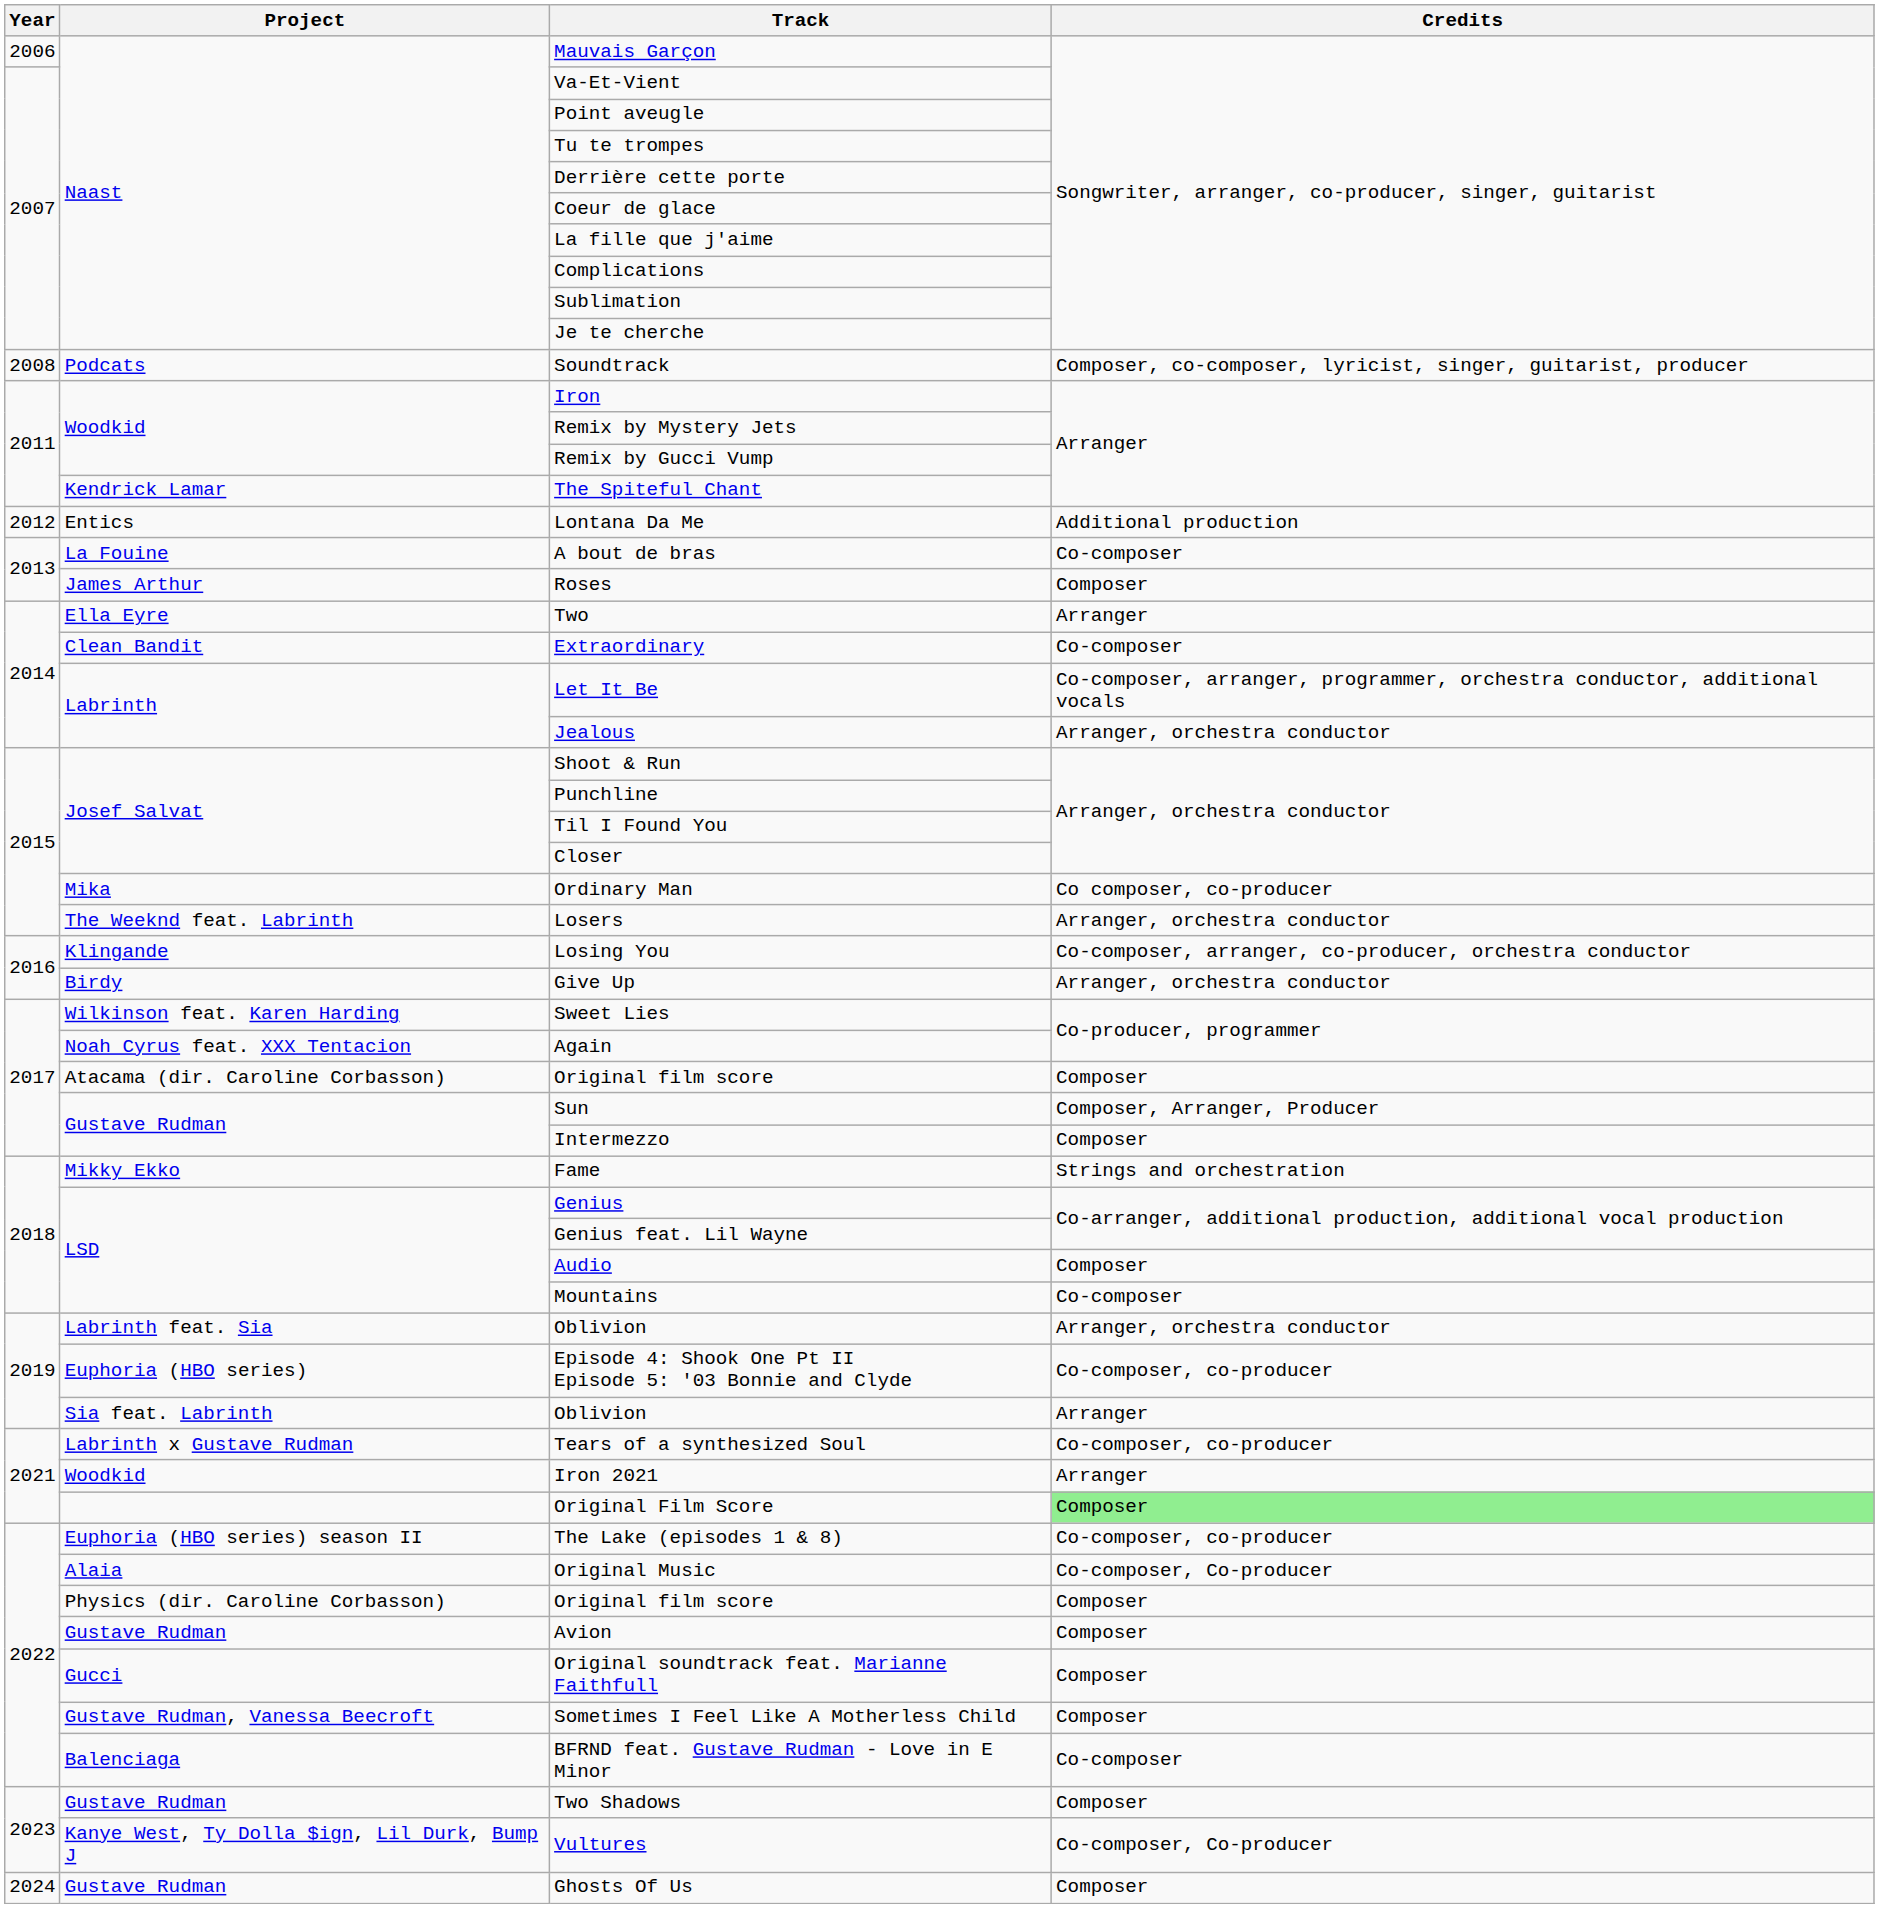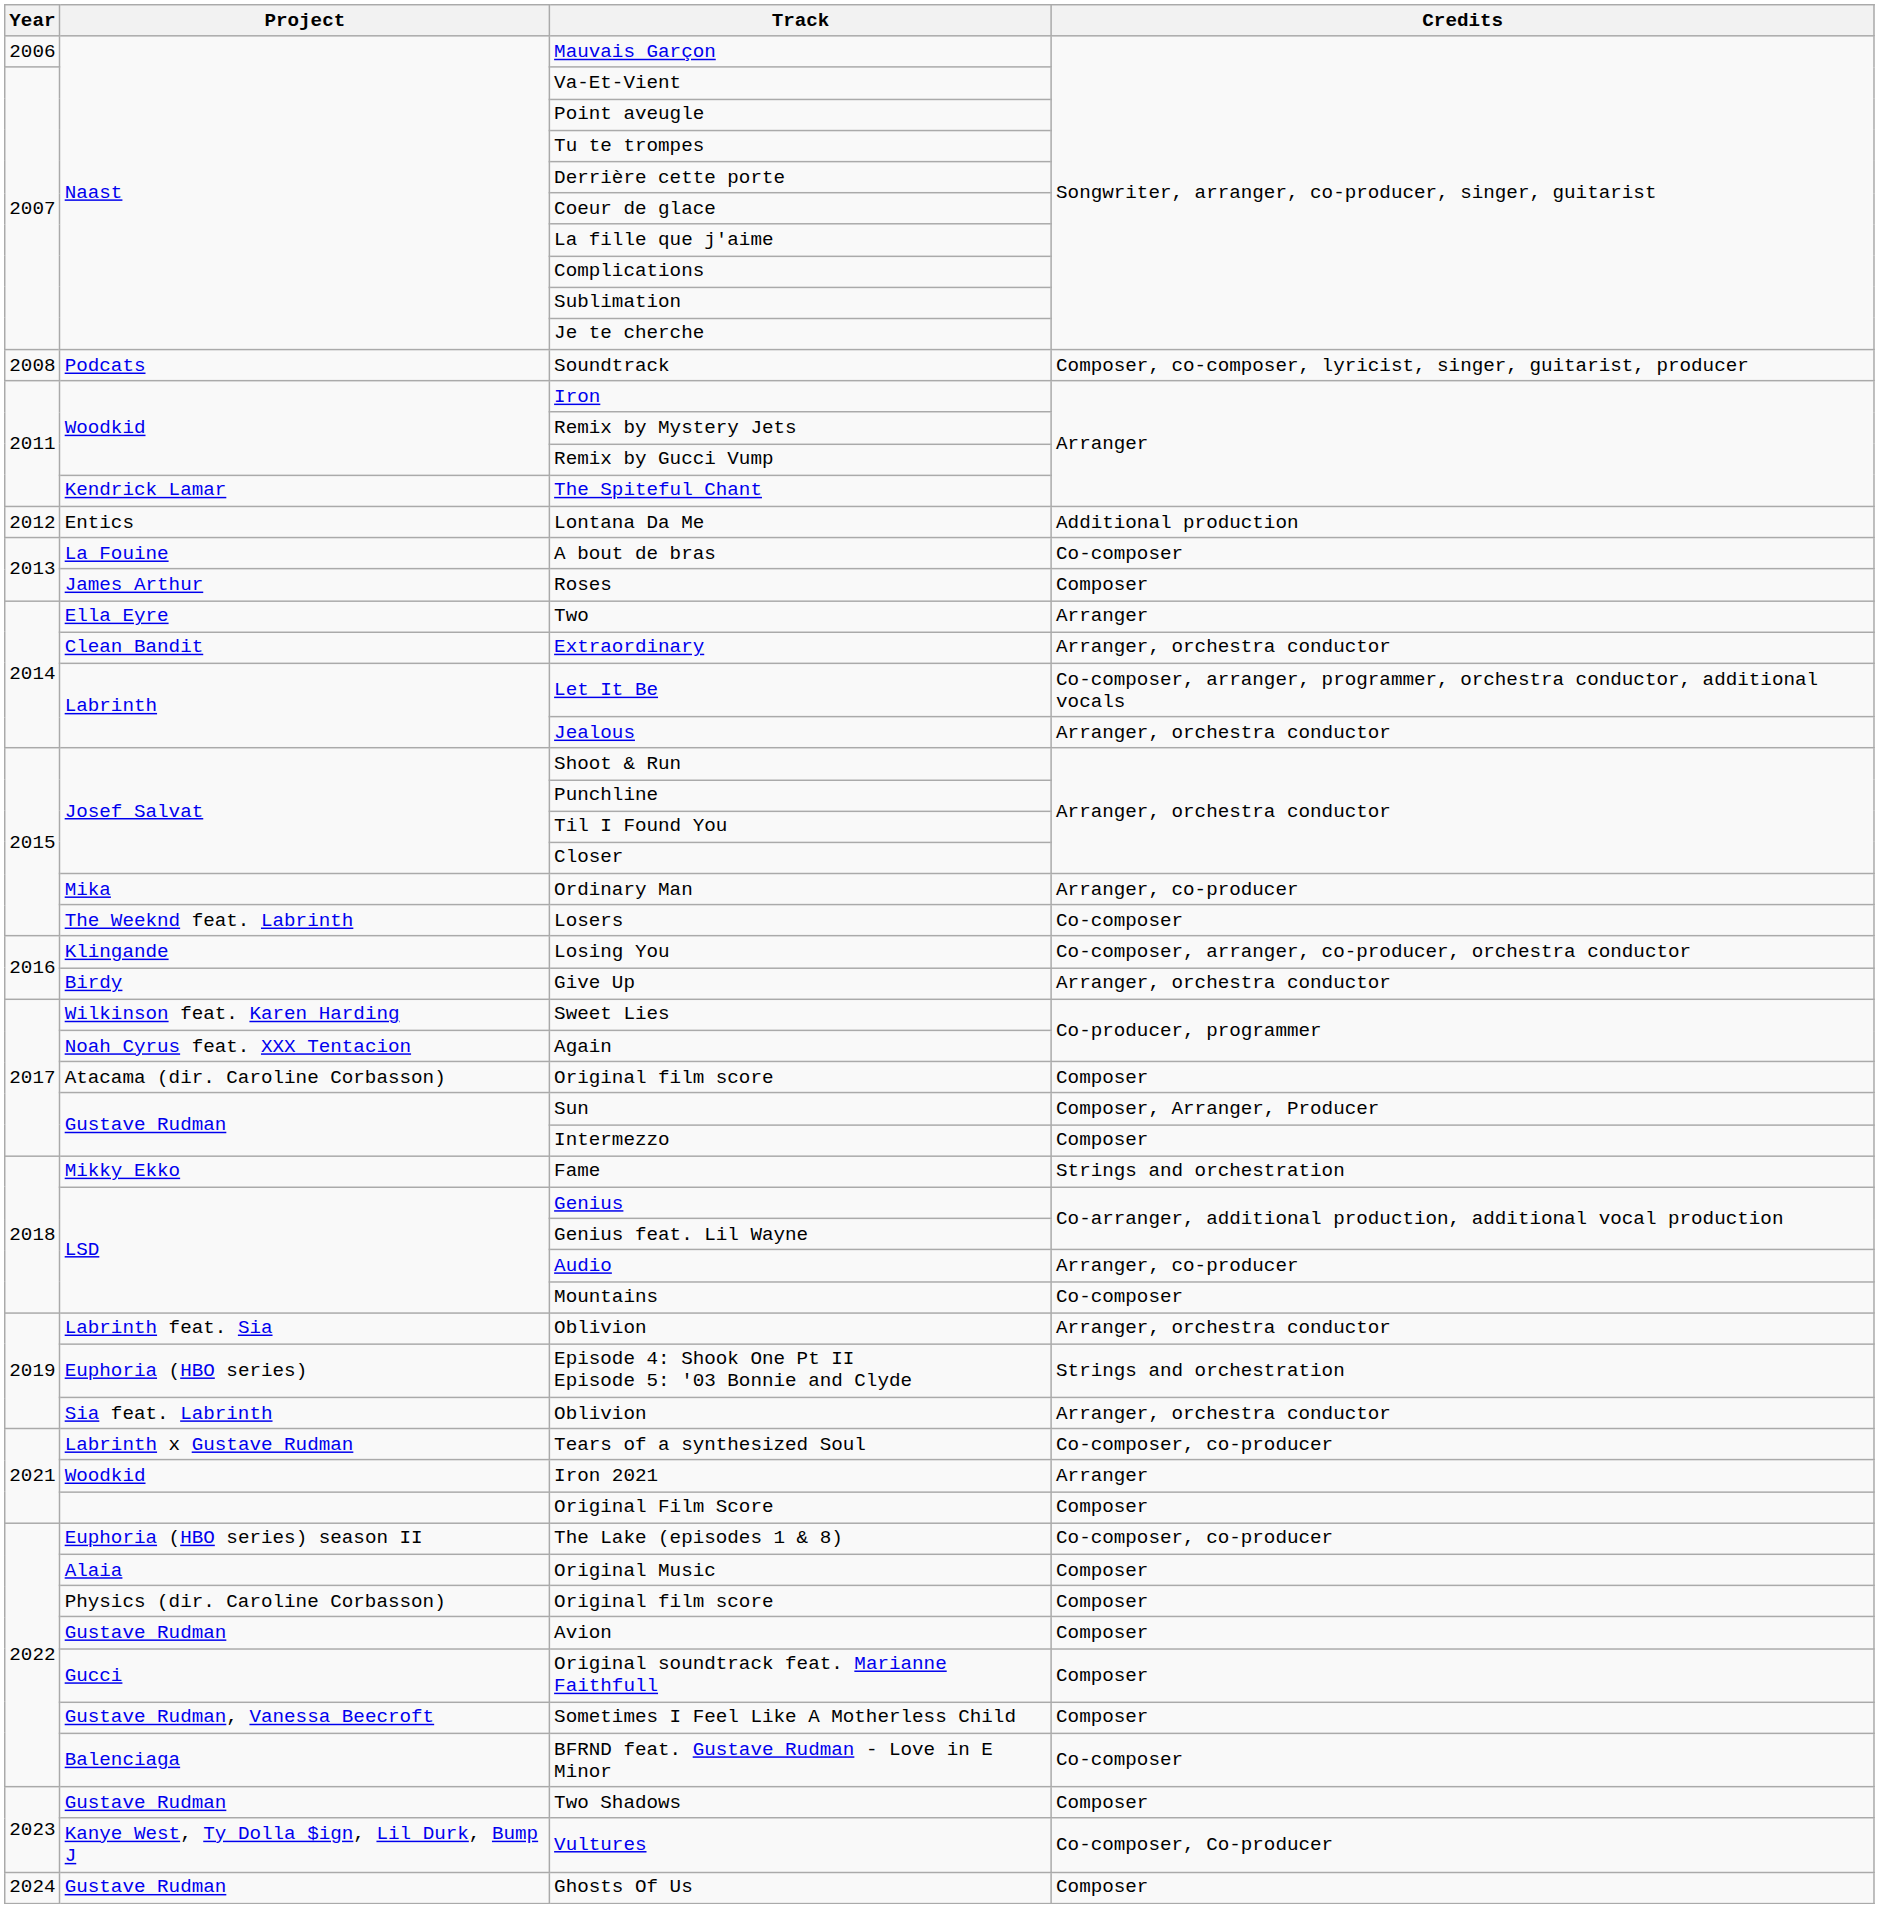(1120, 648) Co-composer -> (1223, 648) Arranger, orchestra conductor
(1195, 889) Co composer, co-producer -> (1177, 889) Arranger, co-producer
(1223, 921) Arranger, orchestra conductor -> (1120, 921) Co-composer
(1102, 1266) Composer -> (1177, 1266) Arranger, co-producer
(1195, 1371) Co-composer, co-producer -> (1200, 1371) Strings and orchestration
(1102, 1413) Arranger -> (1223, 1413) Arranger, orchestra conductor
(1102, 1507) lightgreen background -> (1102, 1507) no background
(1195, 1570) Co-composer, Co-producer -> (1102, 1570) Composer
